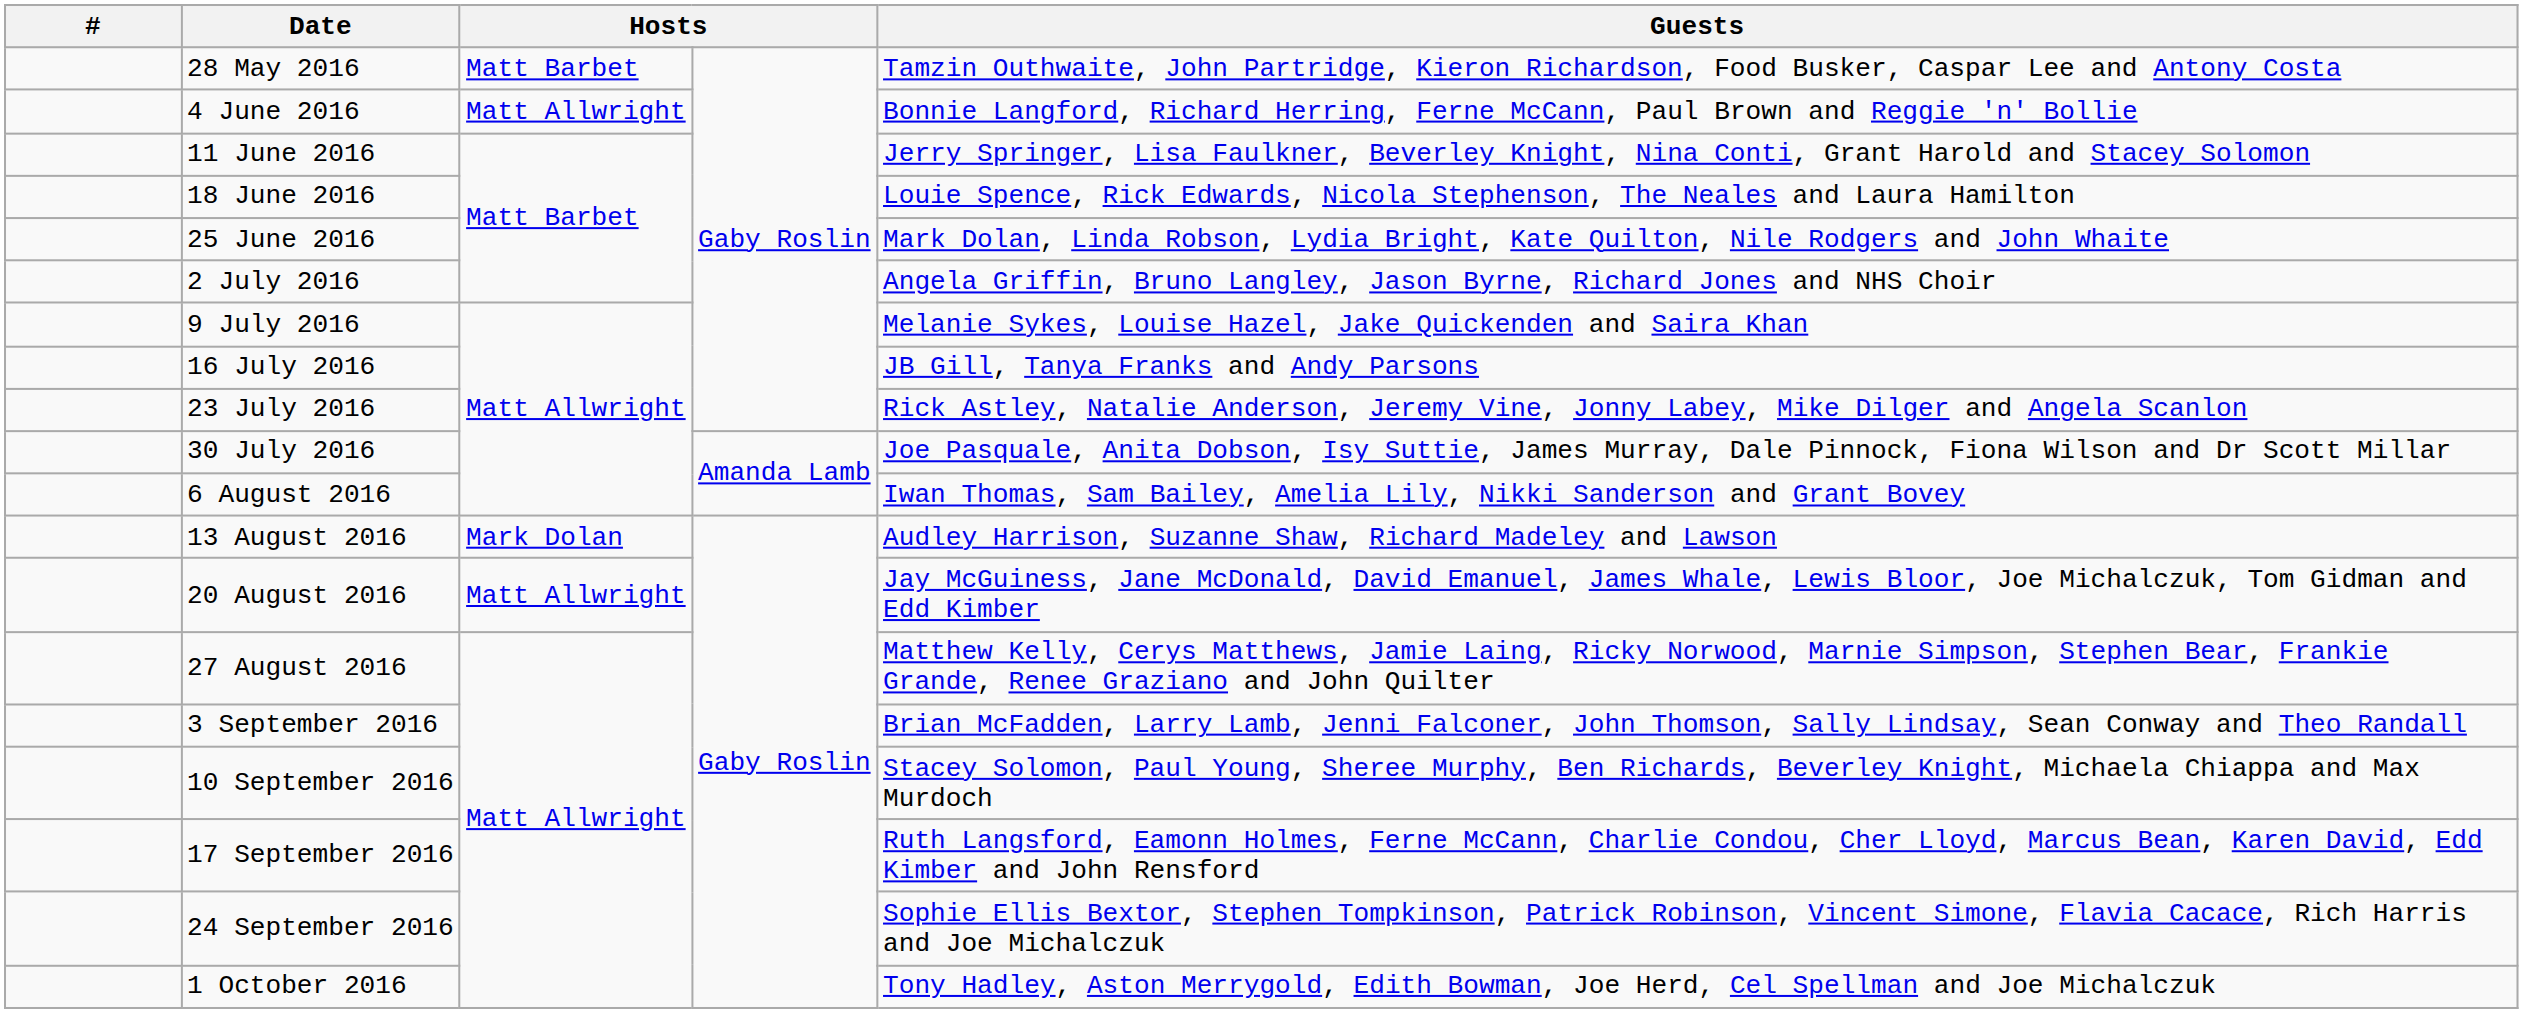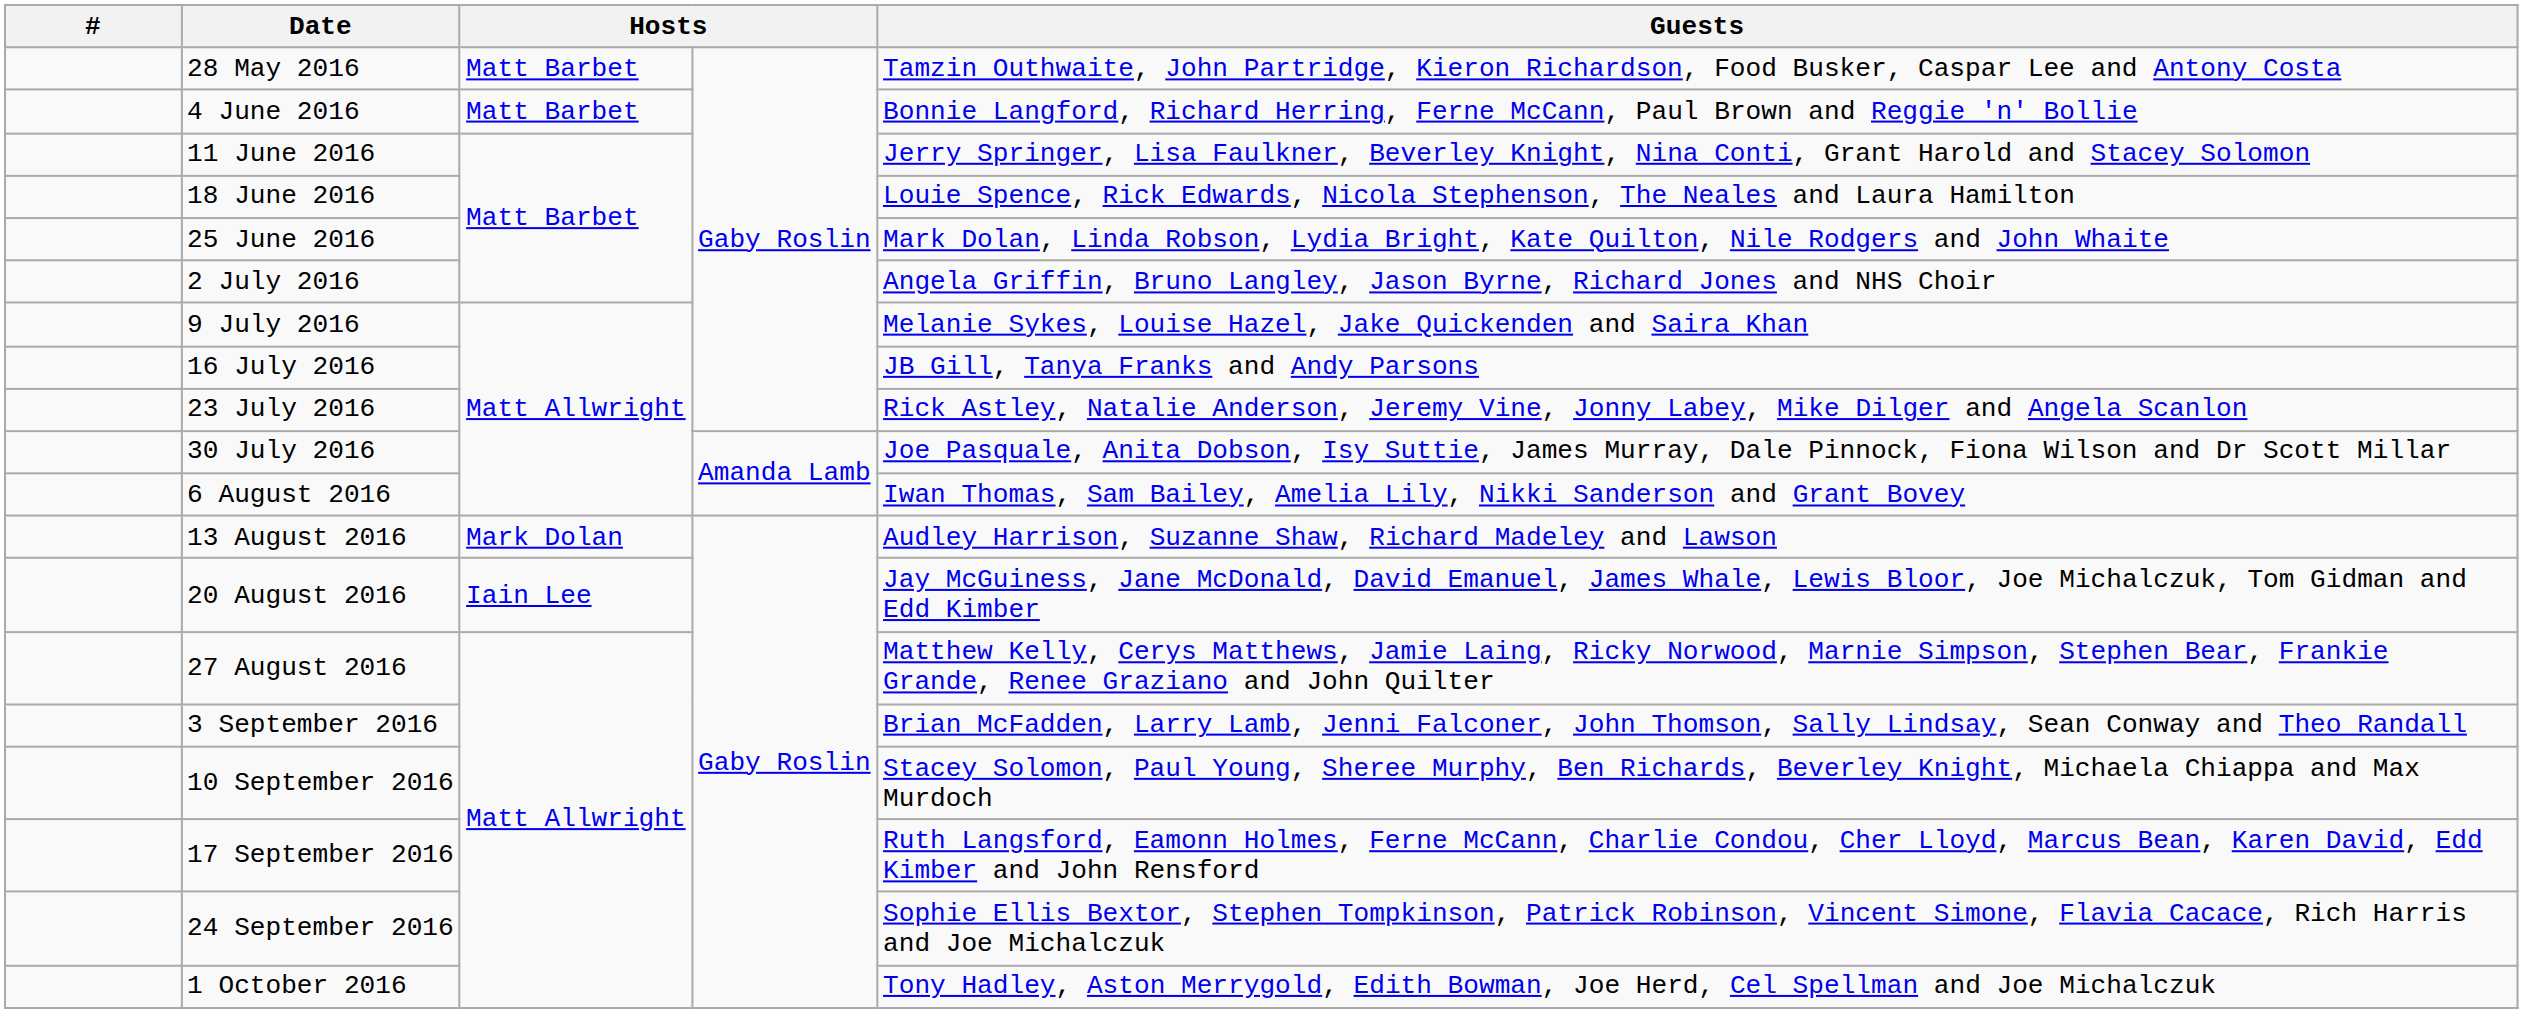(576, 111) Matt Allwright -> (552, 111) Matt Barbet
(576, 595) Matt Allwright -> (529, 595) Iain Lee
